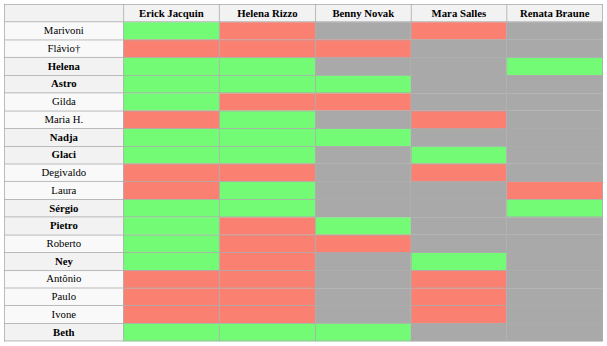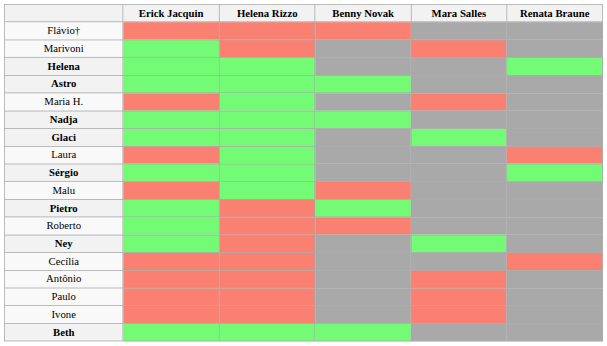rows swapped: (64, 48) <-> (64, 30)
- row: (64, 101)
- row: (64, 172)
+ row: (64, 190)
+ row: (64, 261)
